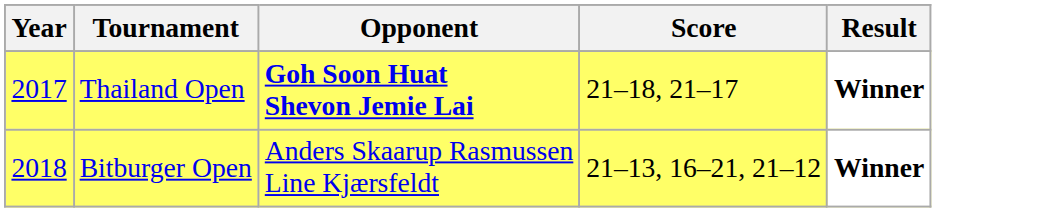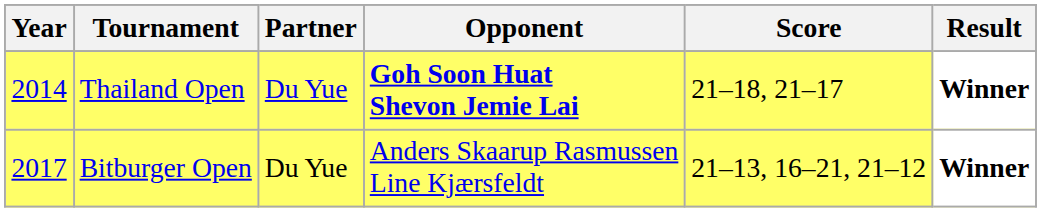+ column: (311, 27)
(39, 89) 2017 -> (39, 89) 2014
(39, 167) 2018 -> (39, 167) 2017
